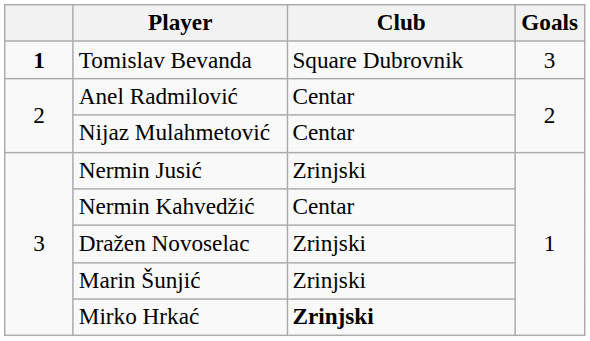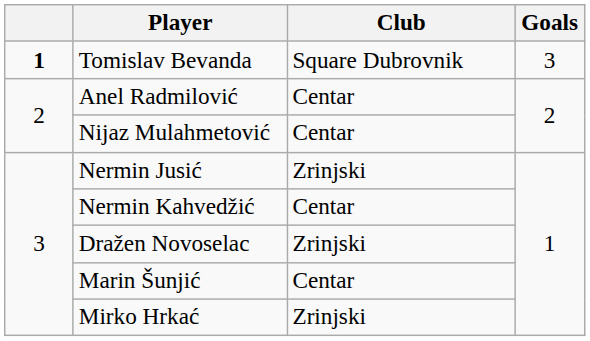(329, 280) Zrinjski -> (323, 280) Centar
(333, 317) bold -> (329, 317) normal
